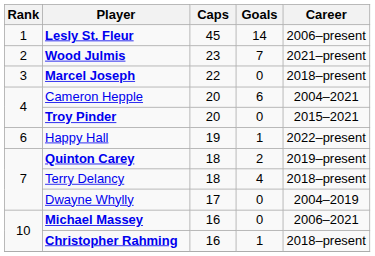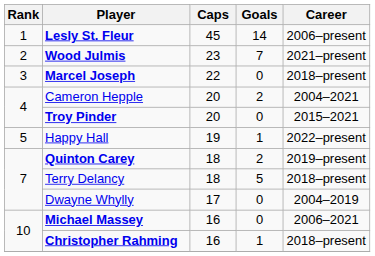(260, 96) 6 -> (260, 96) 2
(23, 138) 6 -> (23, 138) 5
(260, 179) 4 -> (260, 179) 5
